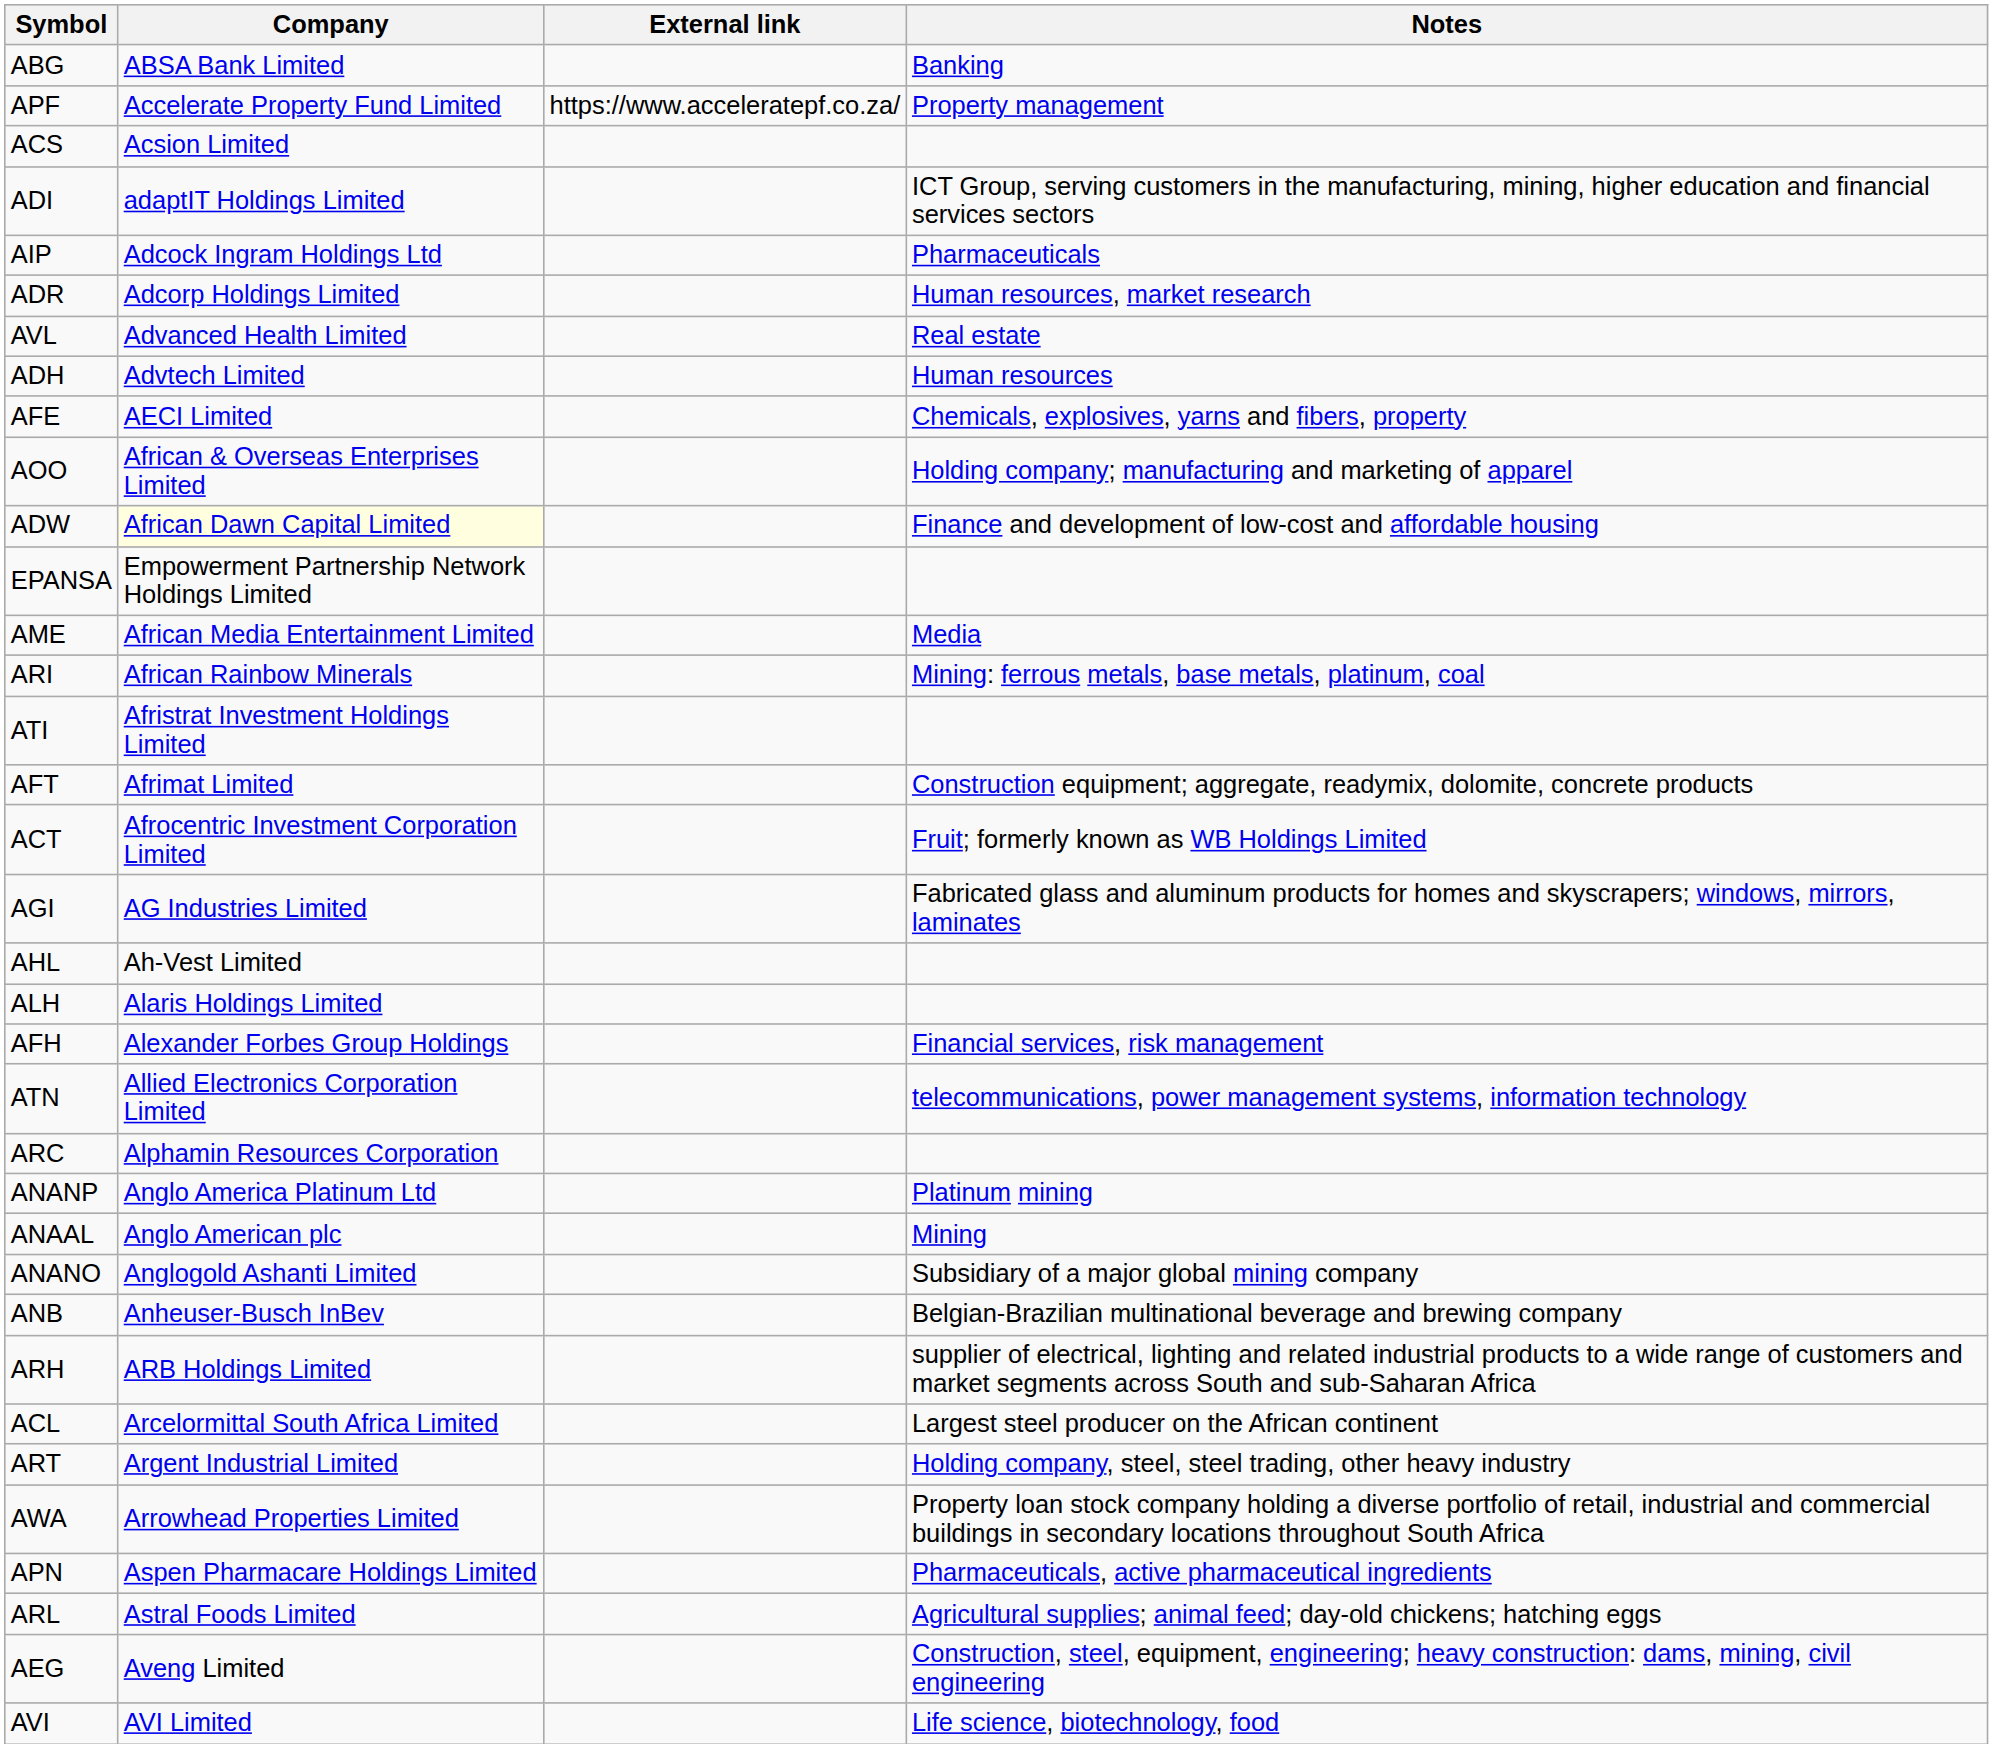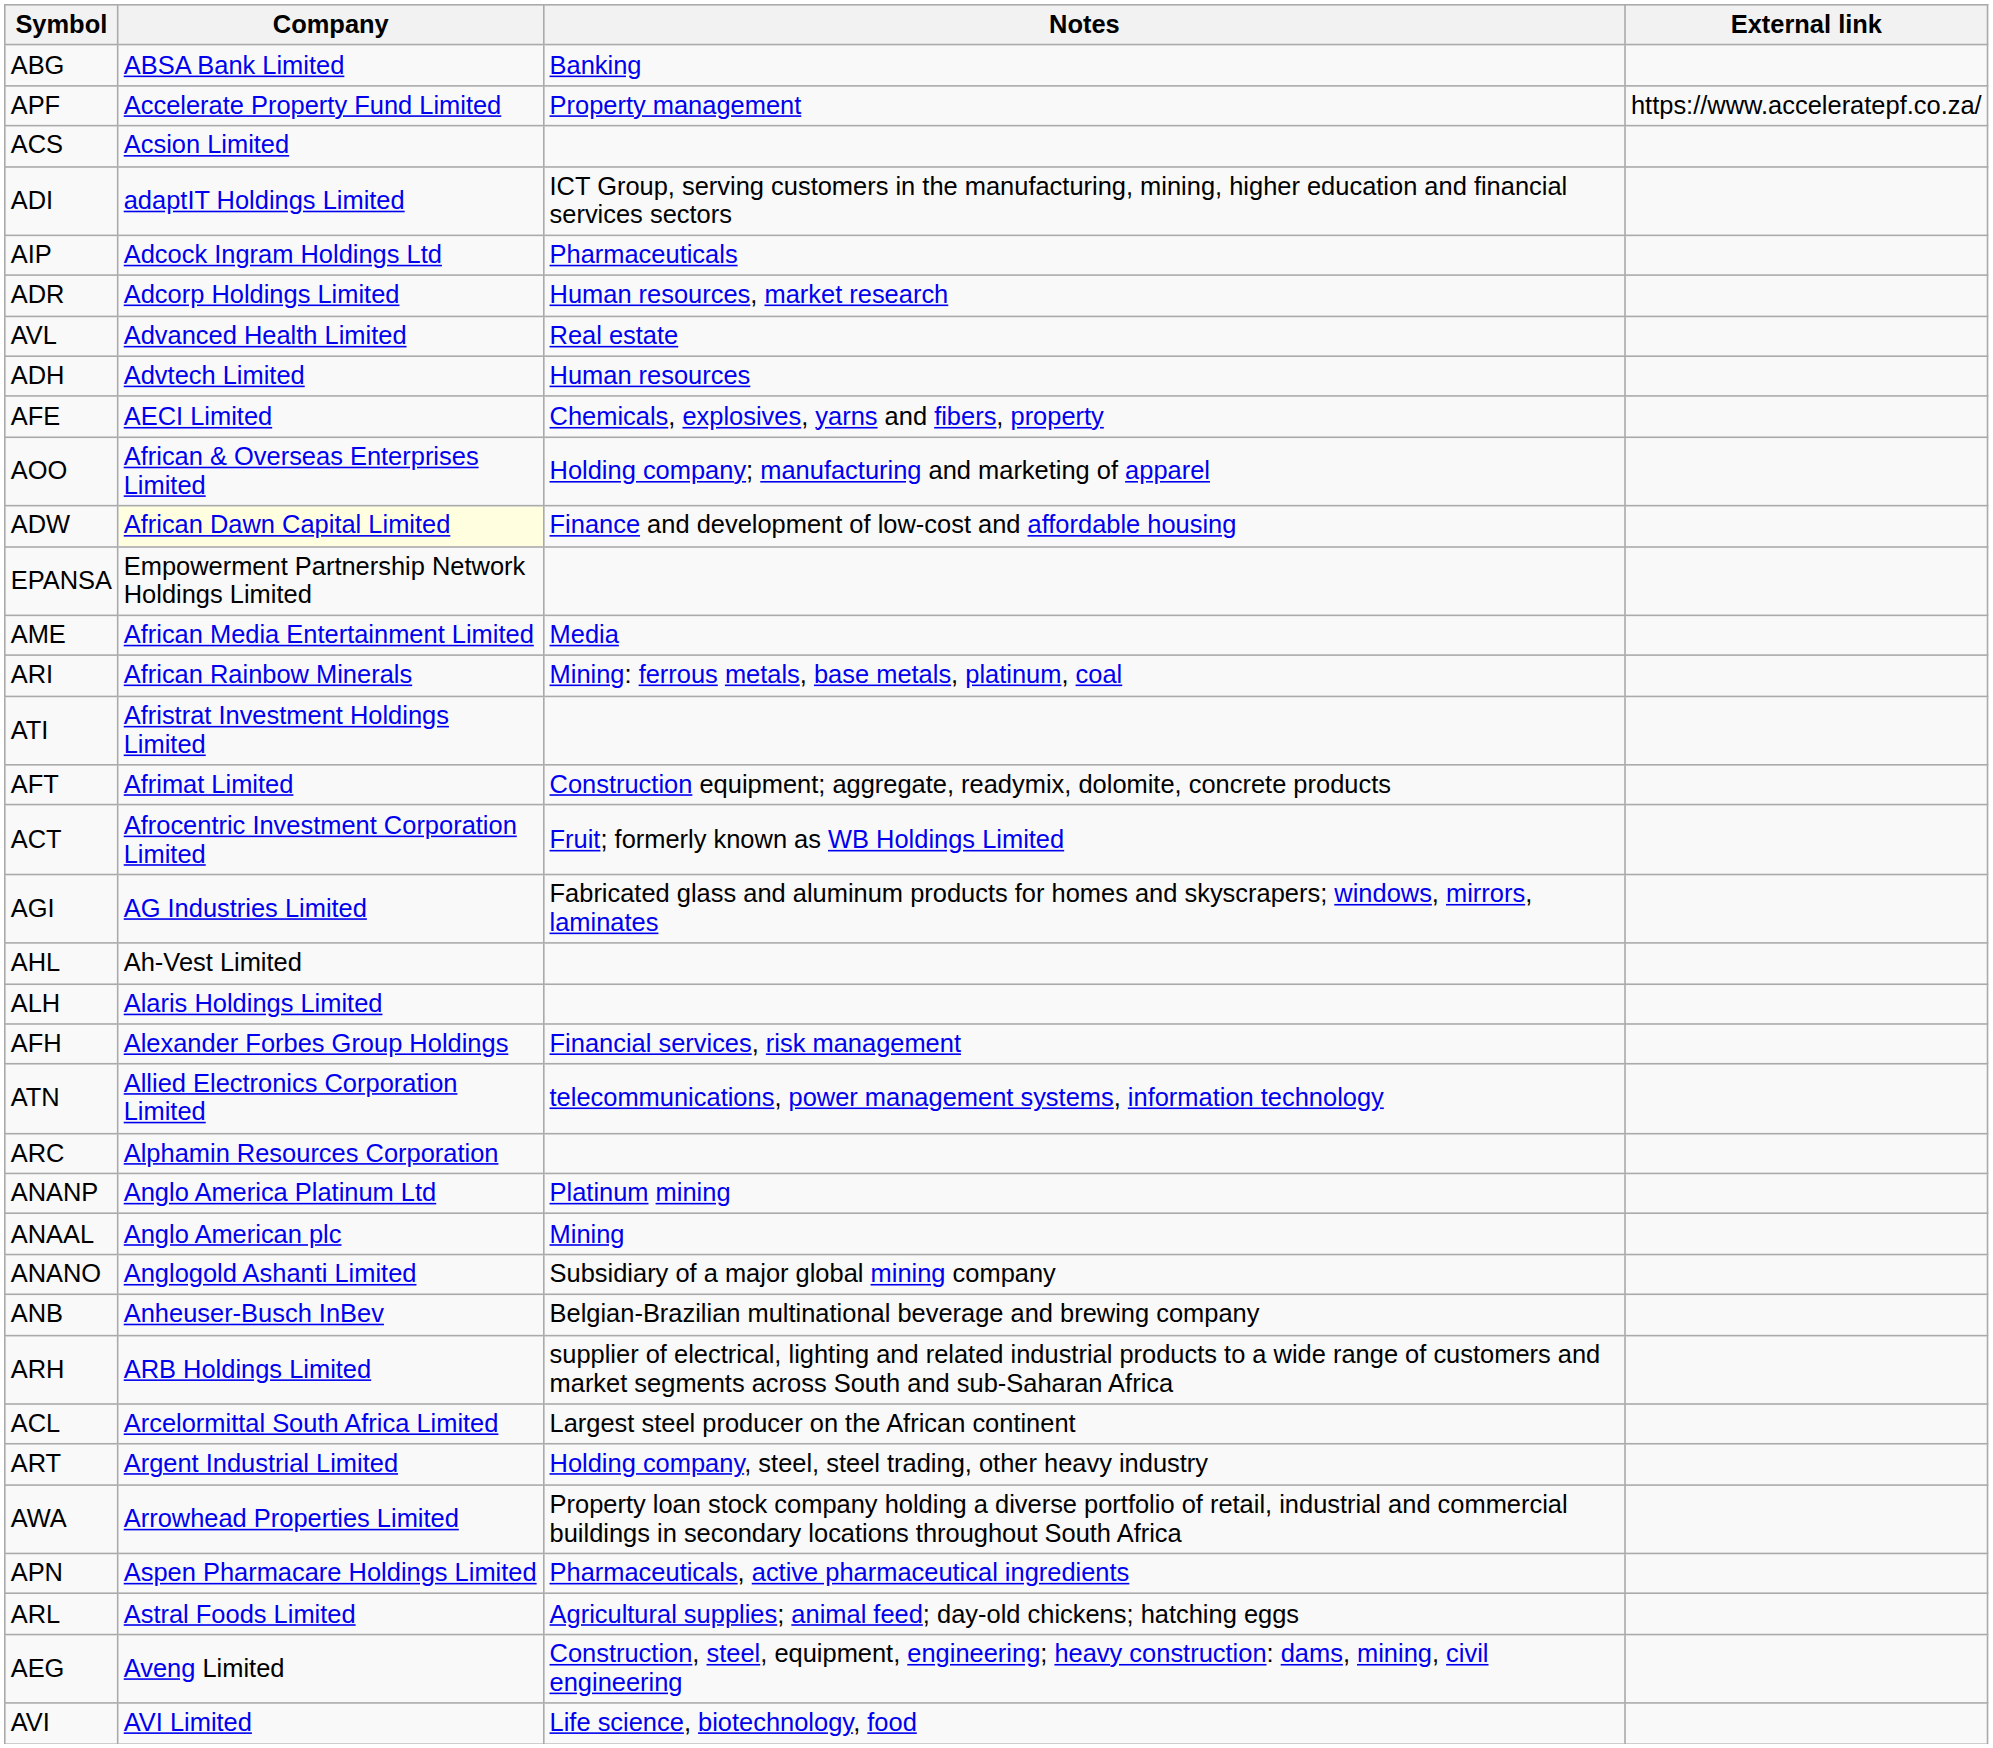columns swapped: (1447, 24) <-> (725, 24)
